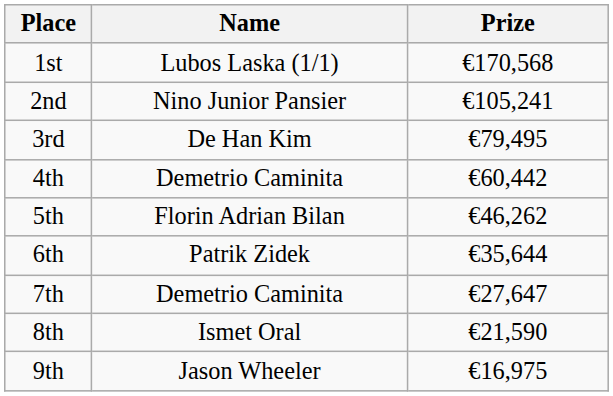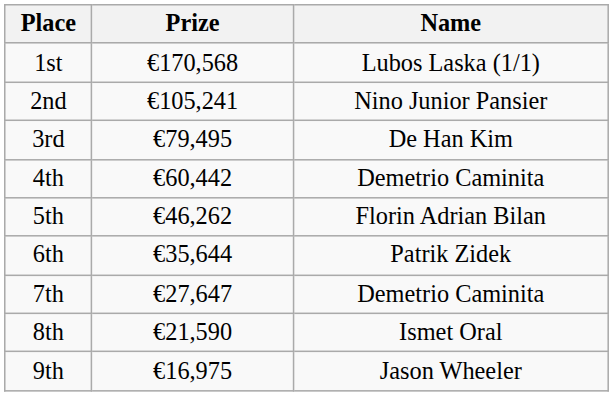columns swapped: (250, 23) <-> (508, 23)
